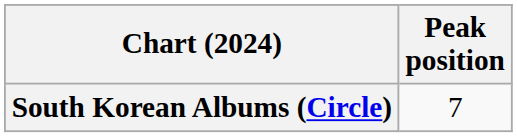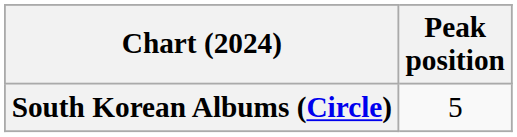(455, 107) 7 -> (455, 107) 5
